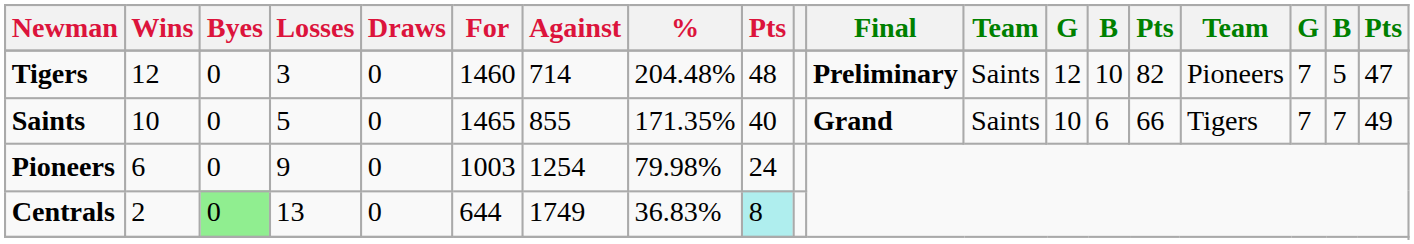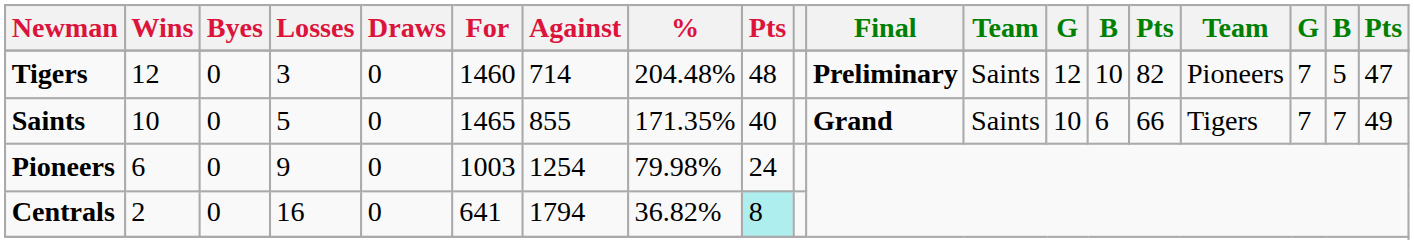(214, 213) lightgreen background -> (214, 213) no background
(290, 213) 13 -> (290, 213) 16
(480, 213) 644 -> (480, 213) 641
(557, 213) 1749 -> (557, 213) 1794
(678, 213) 36.83% -> (678, 213) 36.82%
